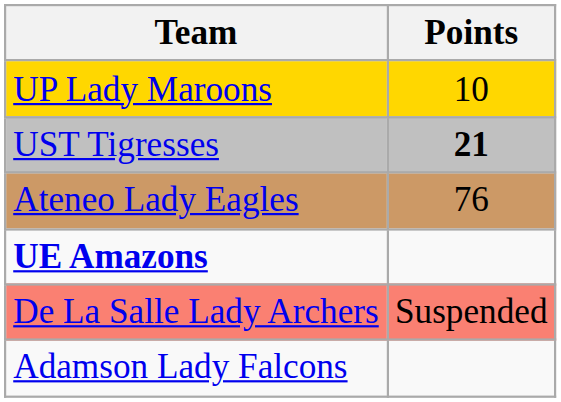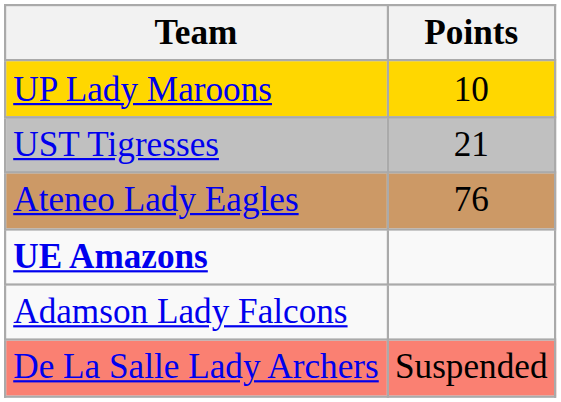(471, 144) bold -> (471, 144) normal
rows swapped: (180, 367) <-> (196, 311)
